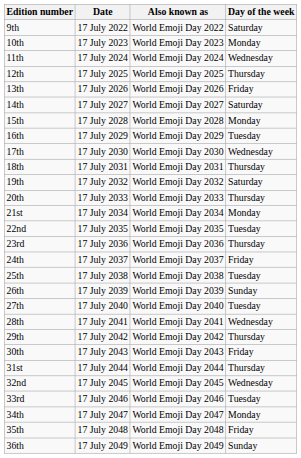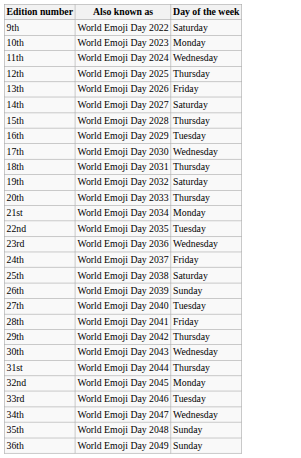- column: (103, 12)
(244, 120) Monday -> (192, 120) Thursday
(246, 244) Thursday -> (195, 244) Wednesday
(244, 275) Tuesday -> (190, 275) Saturday
(250, 321) Wednesday -> (186, 321) Friday
(241, 352) Friday -> (195, 352) Wednesday
(250, 383) Wednesday -> (189, 383) Monday
(244, 414) Monday -> (195, 414) Wednesday
(241, 430) Friday -> (188, 430) Sunday
